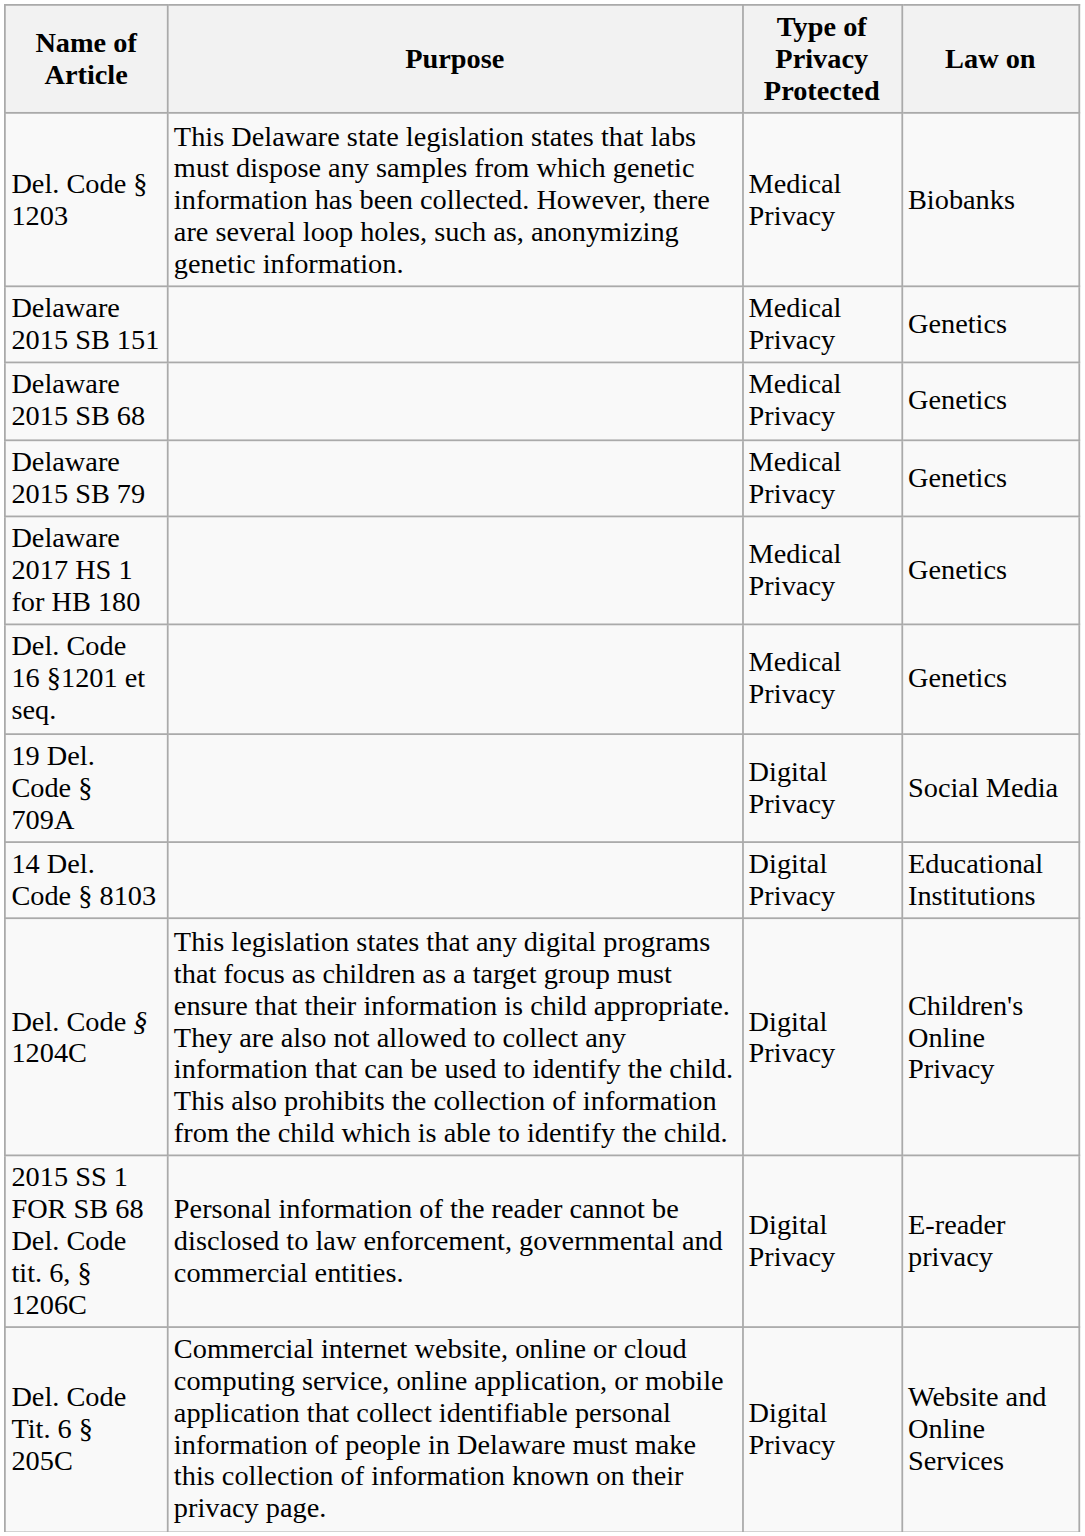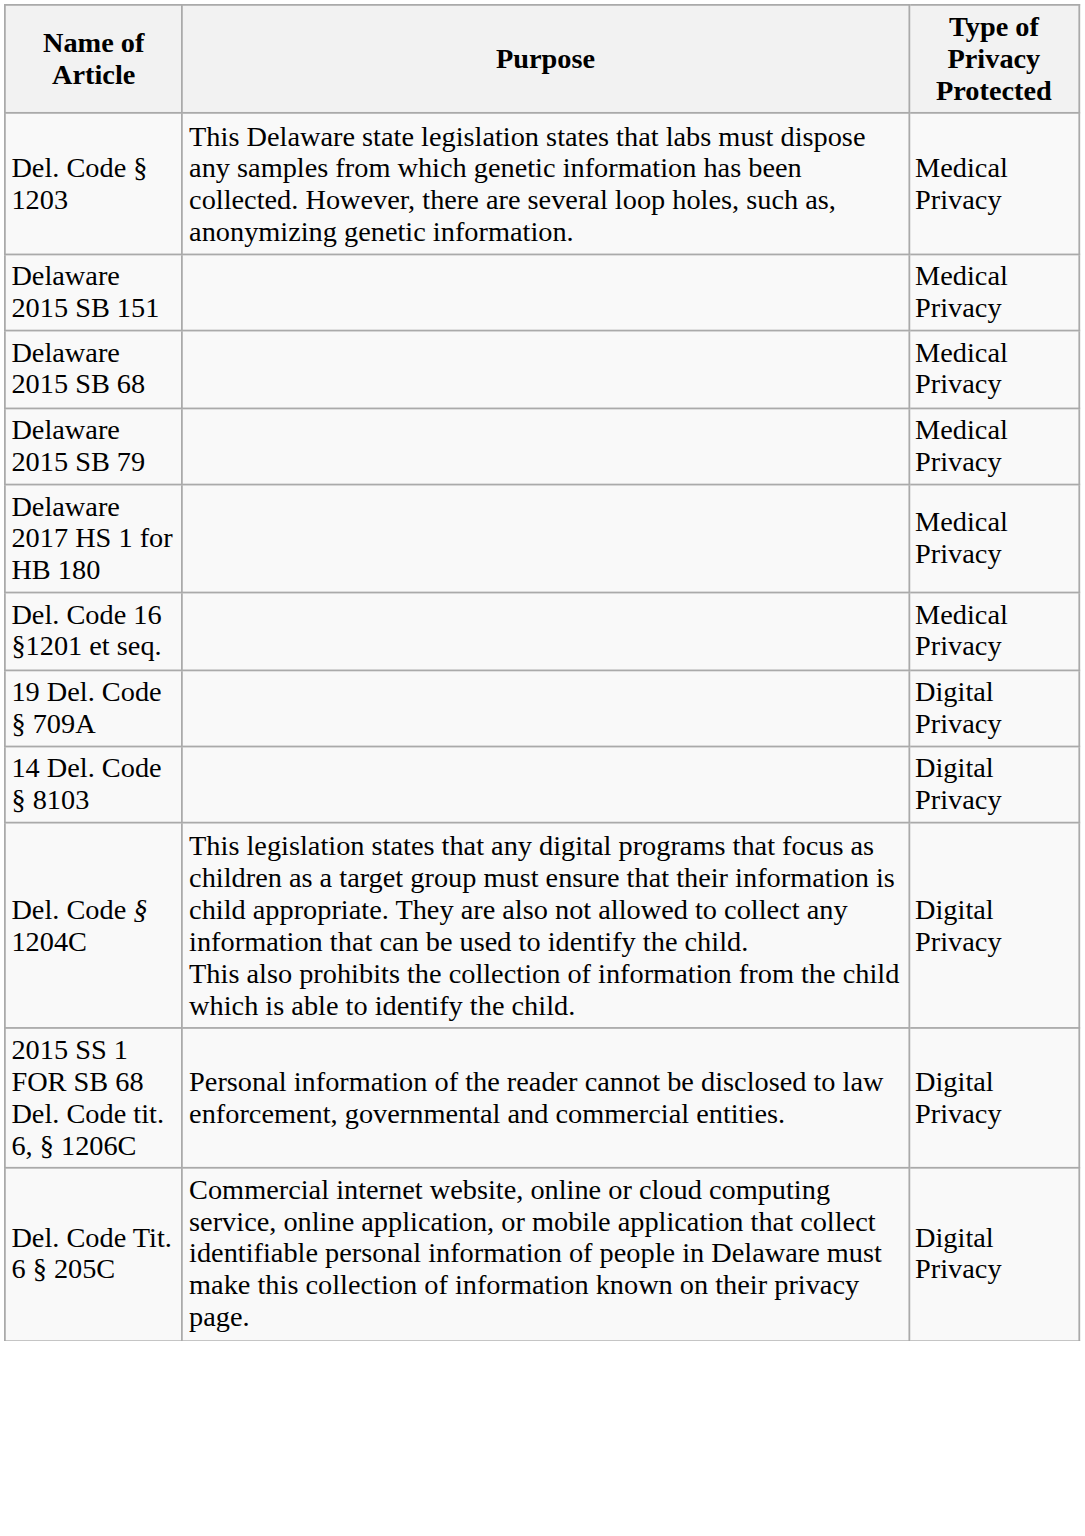- column: (990, 58)
